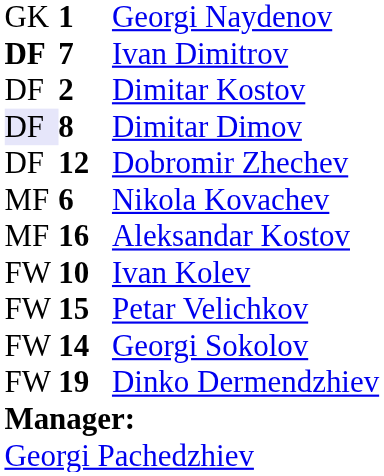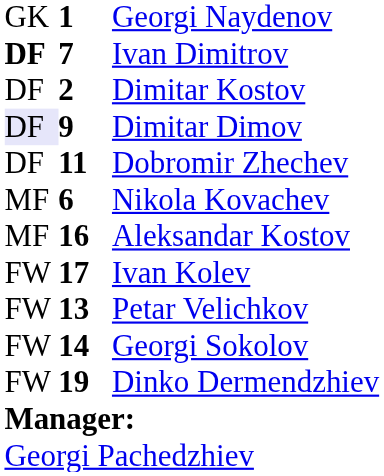(66, 126) 8 -> (66, 126) 9
(74, 162) 12 -> (73, 162) 11
(74, 272) 10 -> (74, 272) 17
(74, 309) 15 -> (74, 309) 13
